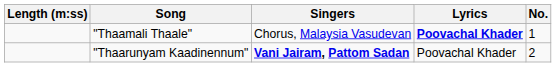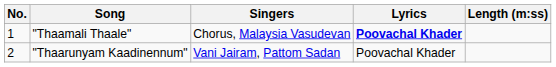columns swapped: (538, 14) <-> (47, 14)
(332, 53) bold -> (267, 53) normal
